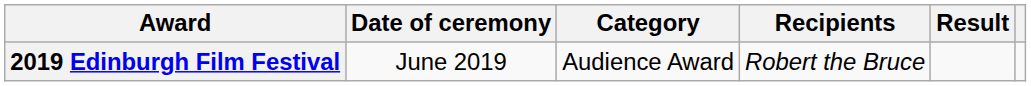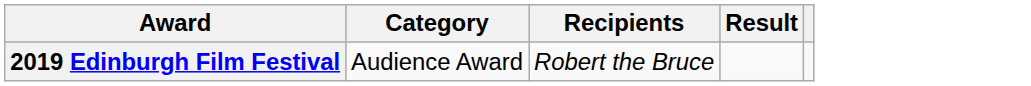- column: (451, 23)
